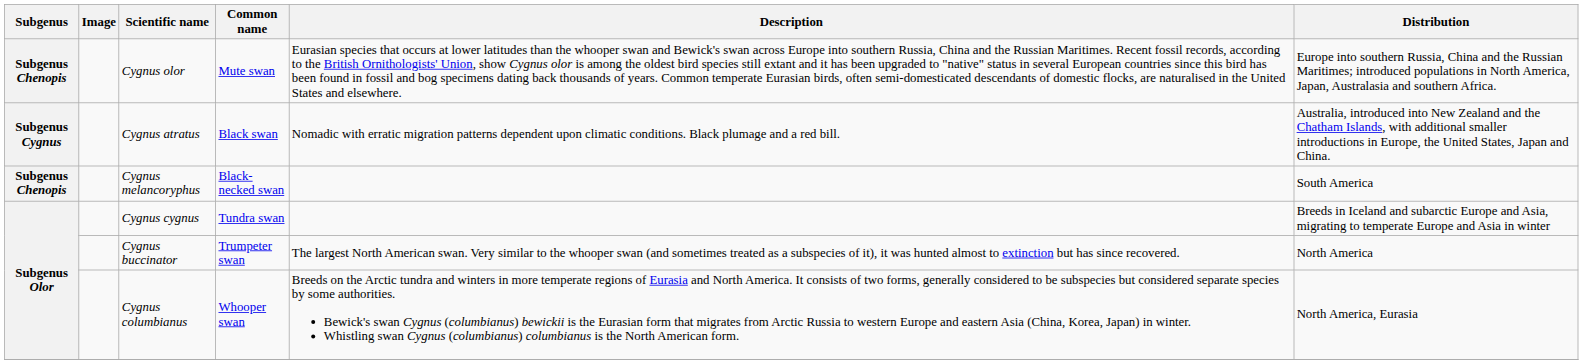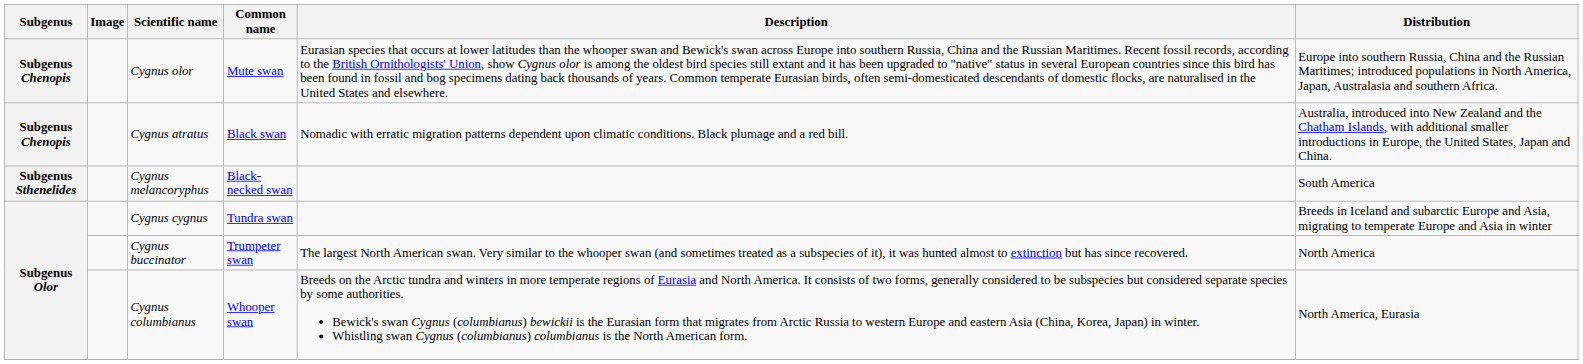(42, 134) Subgenus Cygnus -> (46, 134) Subgenus Chenopis
(42, 183) Subgenus Chenopis -> (46, 183) Subgenus Sthenelides
